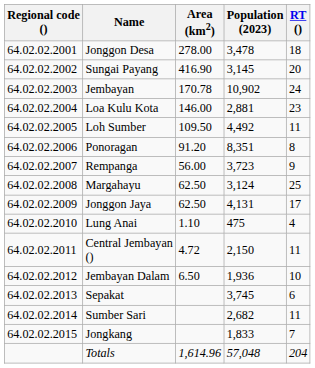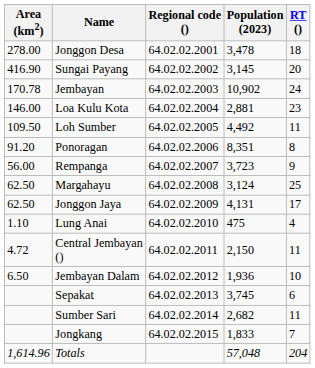columns swapped: (43, 22) <-> (200, 22)
